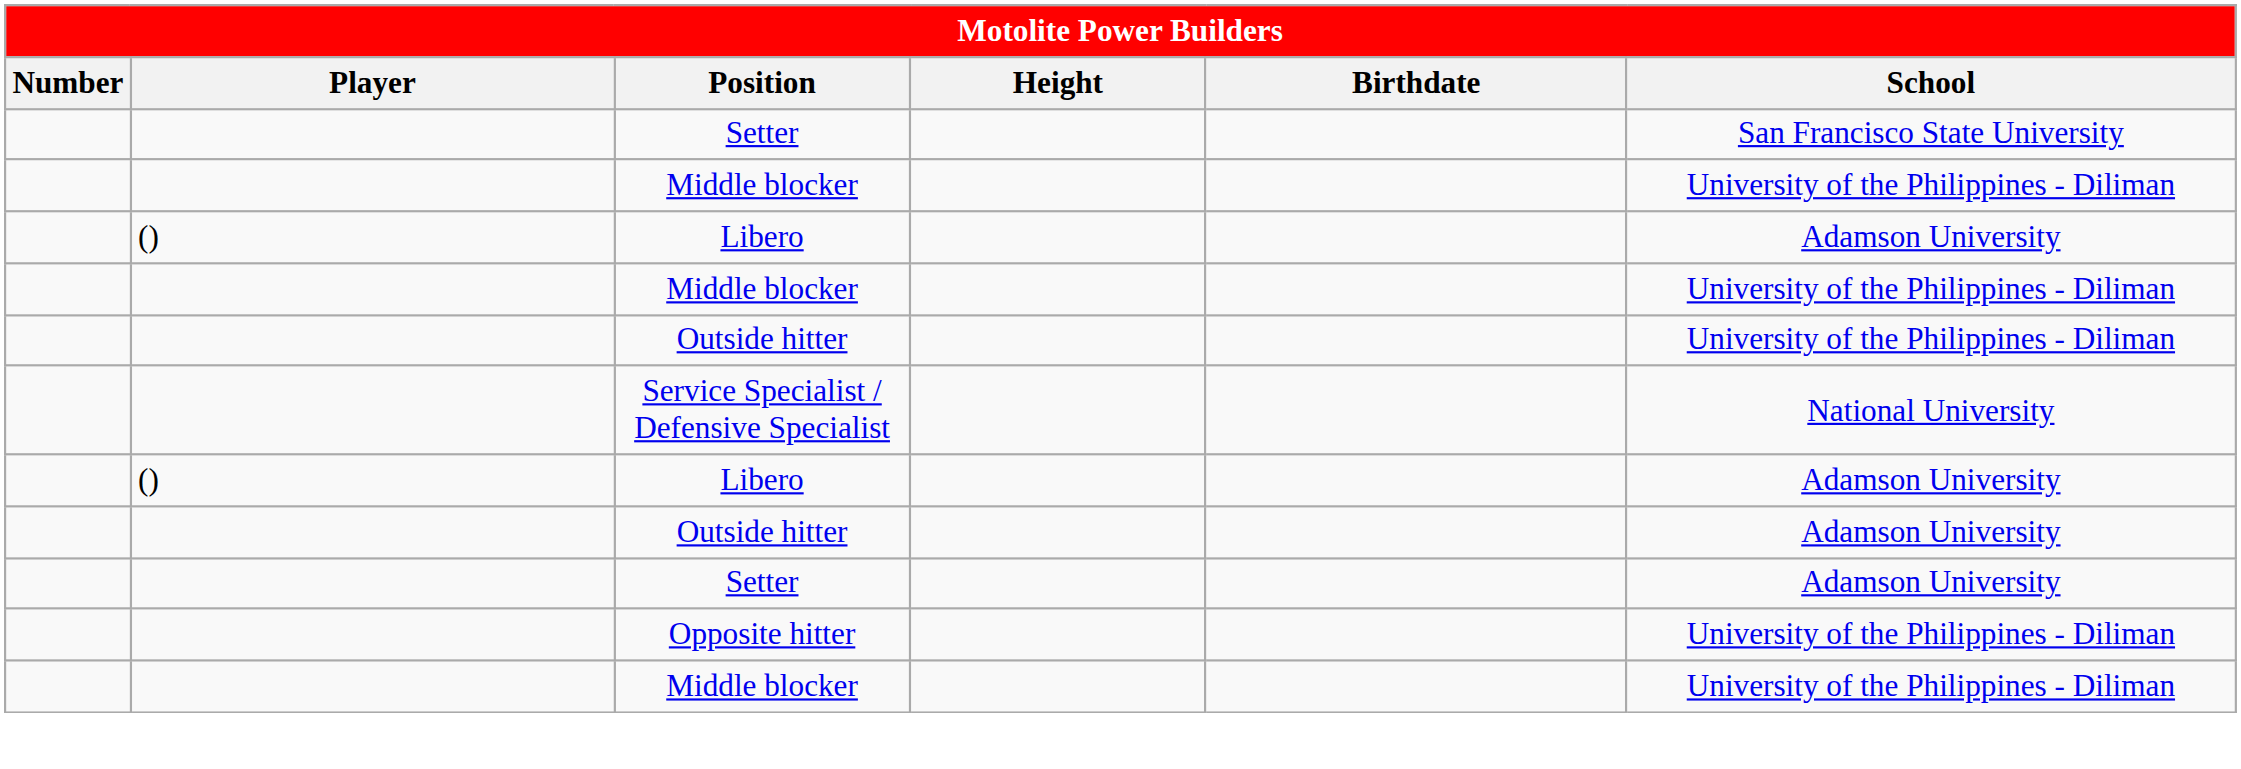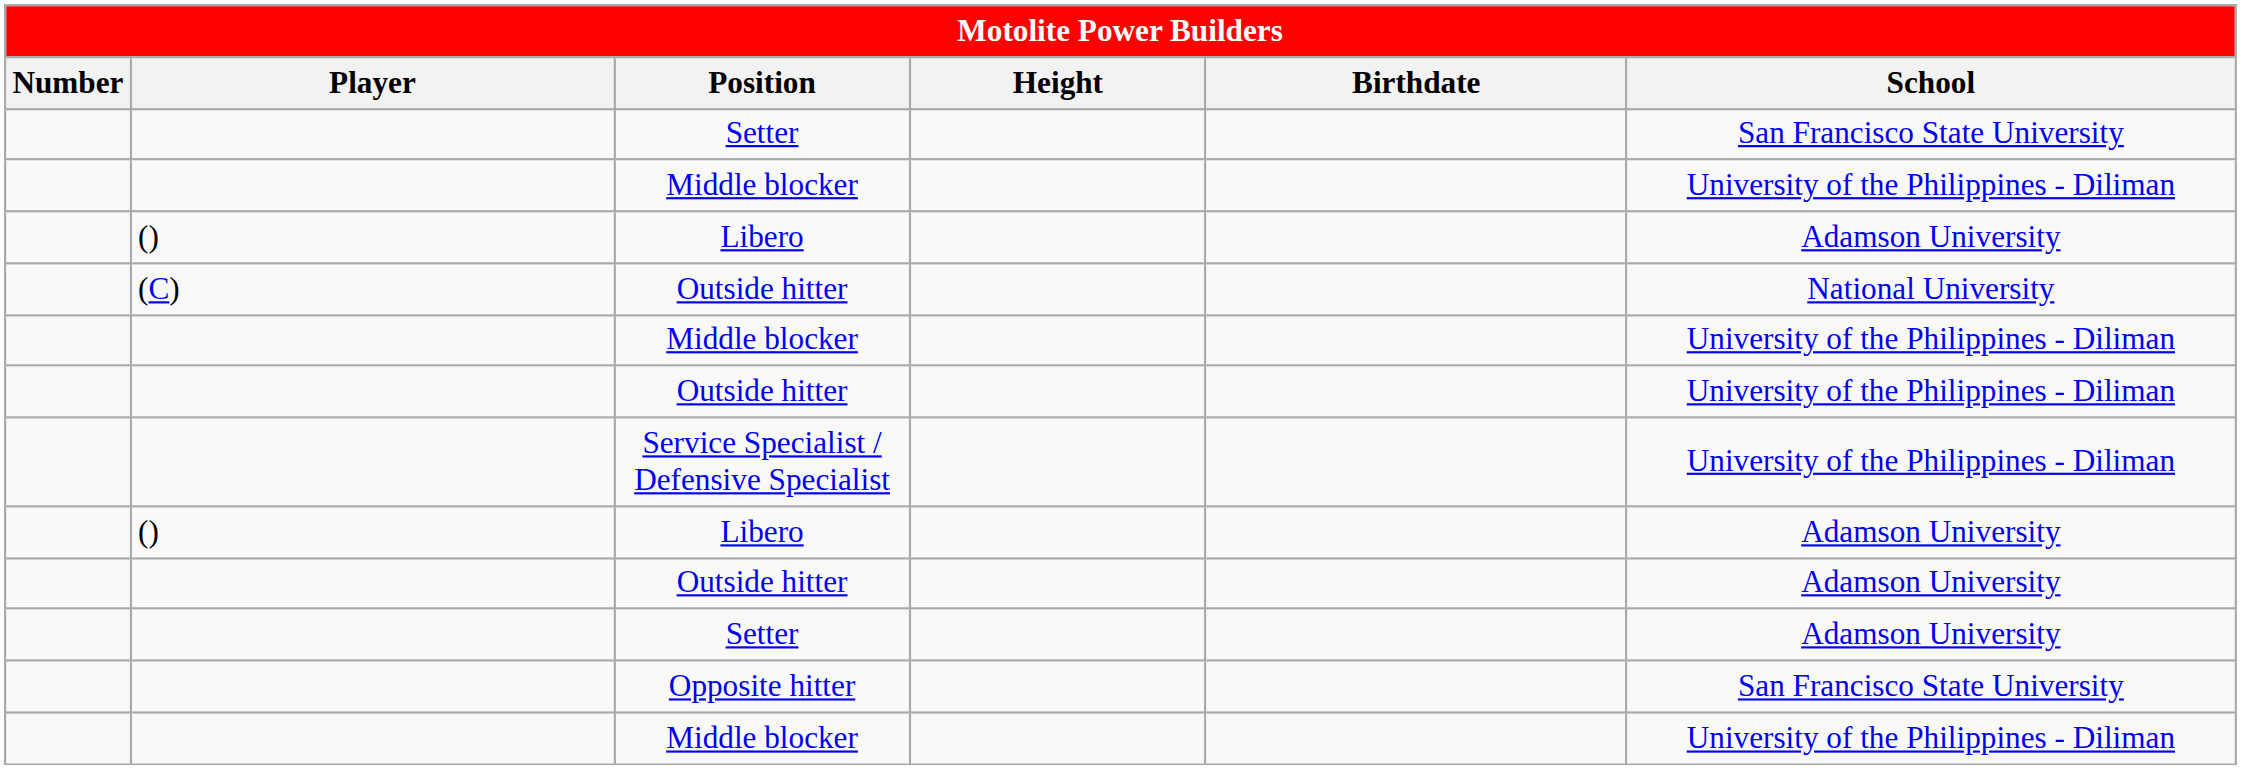+ row: (159, 288)
(1931, 409) National University -> (1931, 461) University of the Philippines - Diliman
(1931, 634) University of the Philippines - Diliman -> (1931, 685) San Francisco State University
